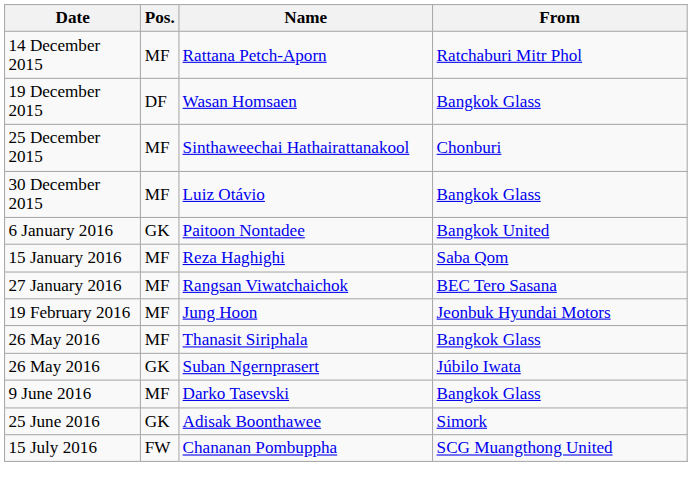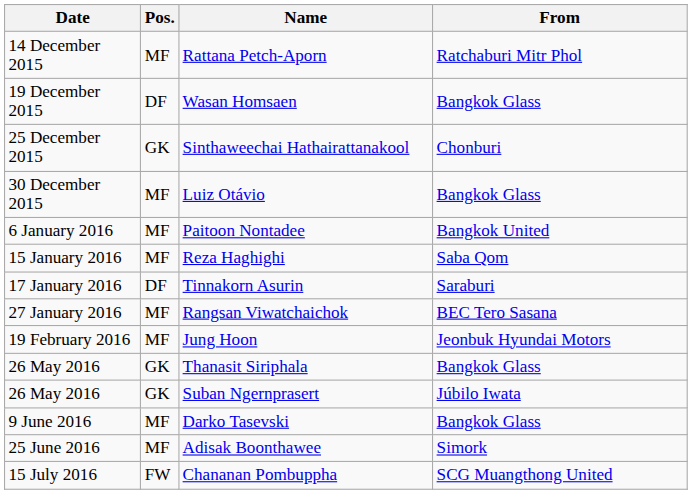(157, 147) MF -> (157, 147) GK
(157, 230) GK -> (157, 230) MF
+ row: (243, 285)
(157, 339) MF -> (157, 366) GK
(157, 420) GK -> (157, 448) MF
